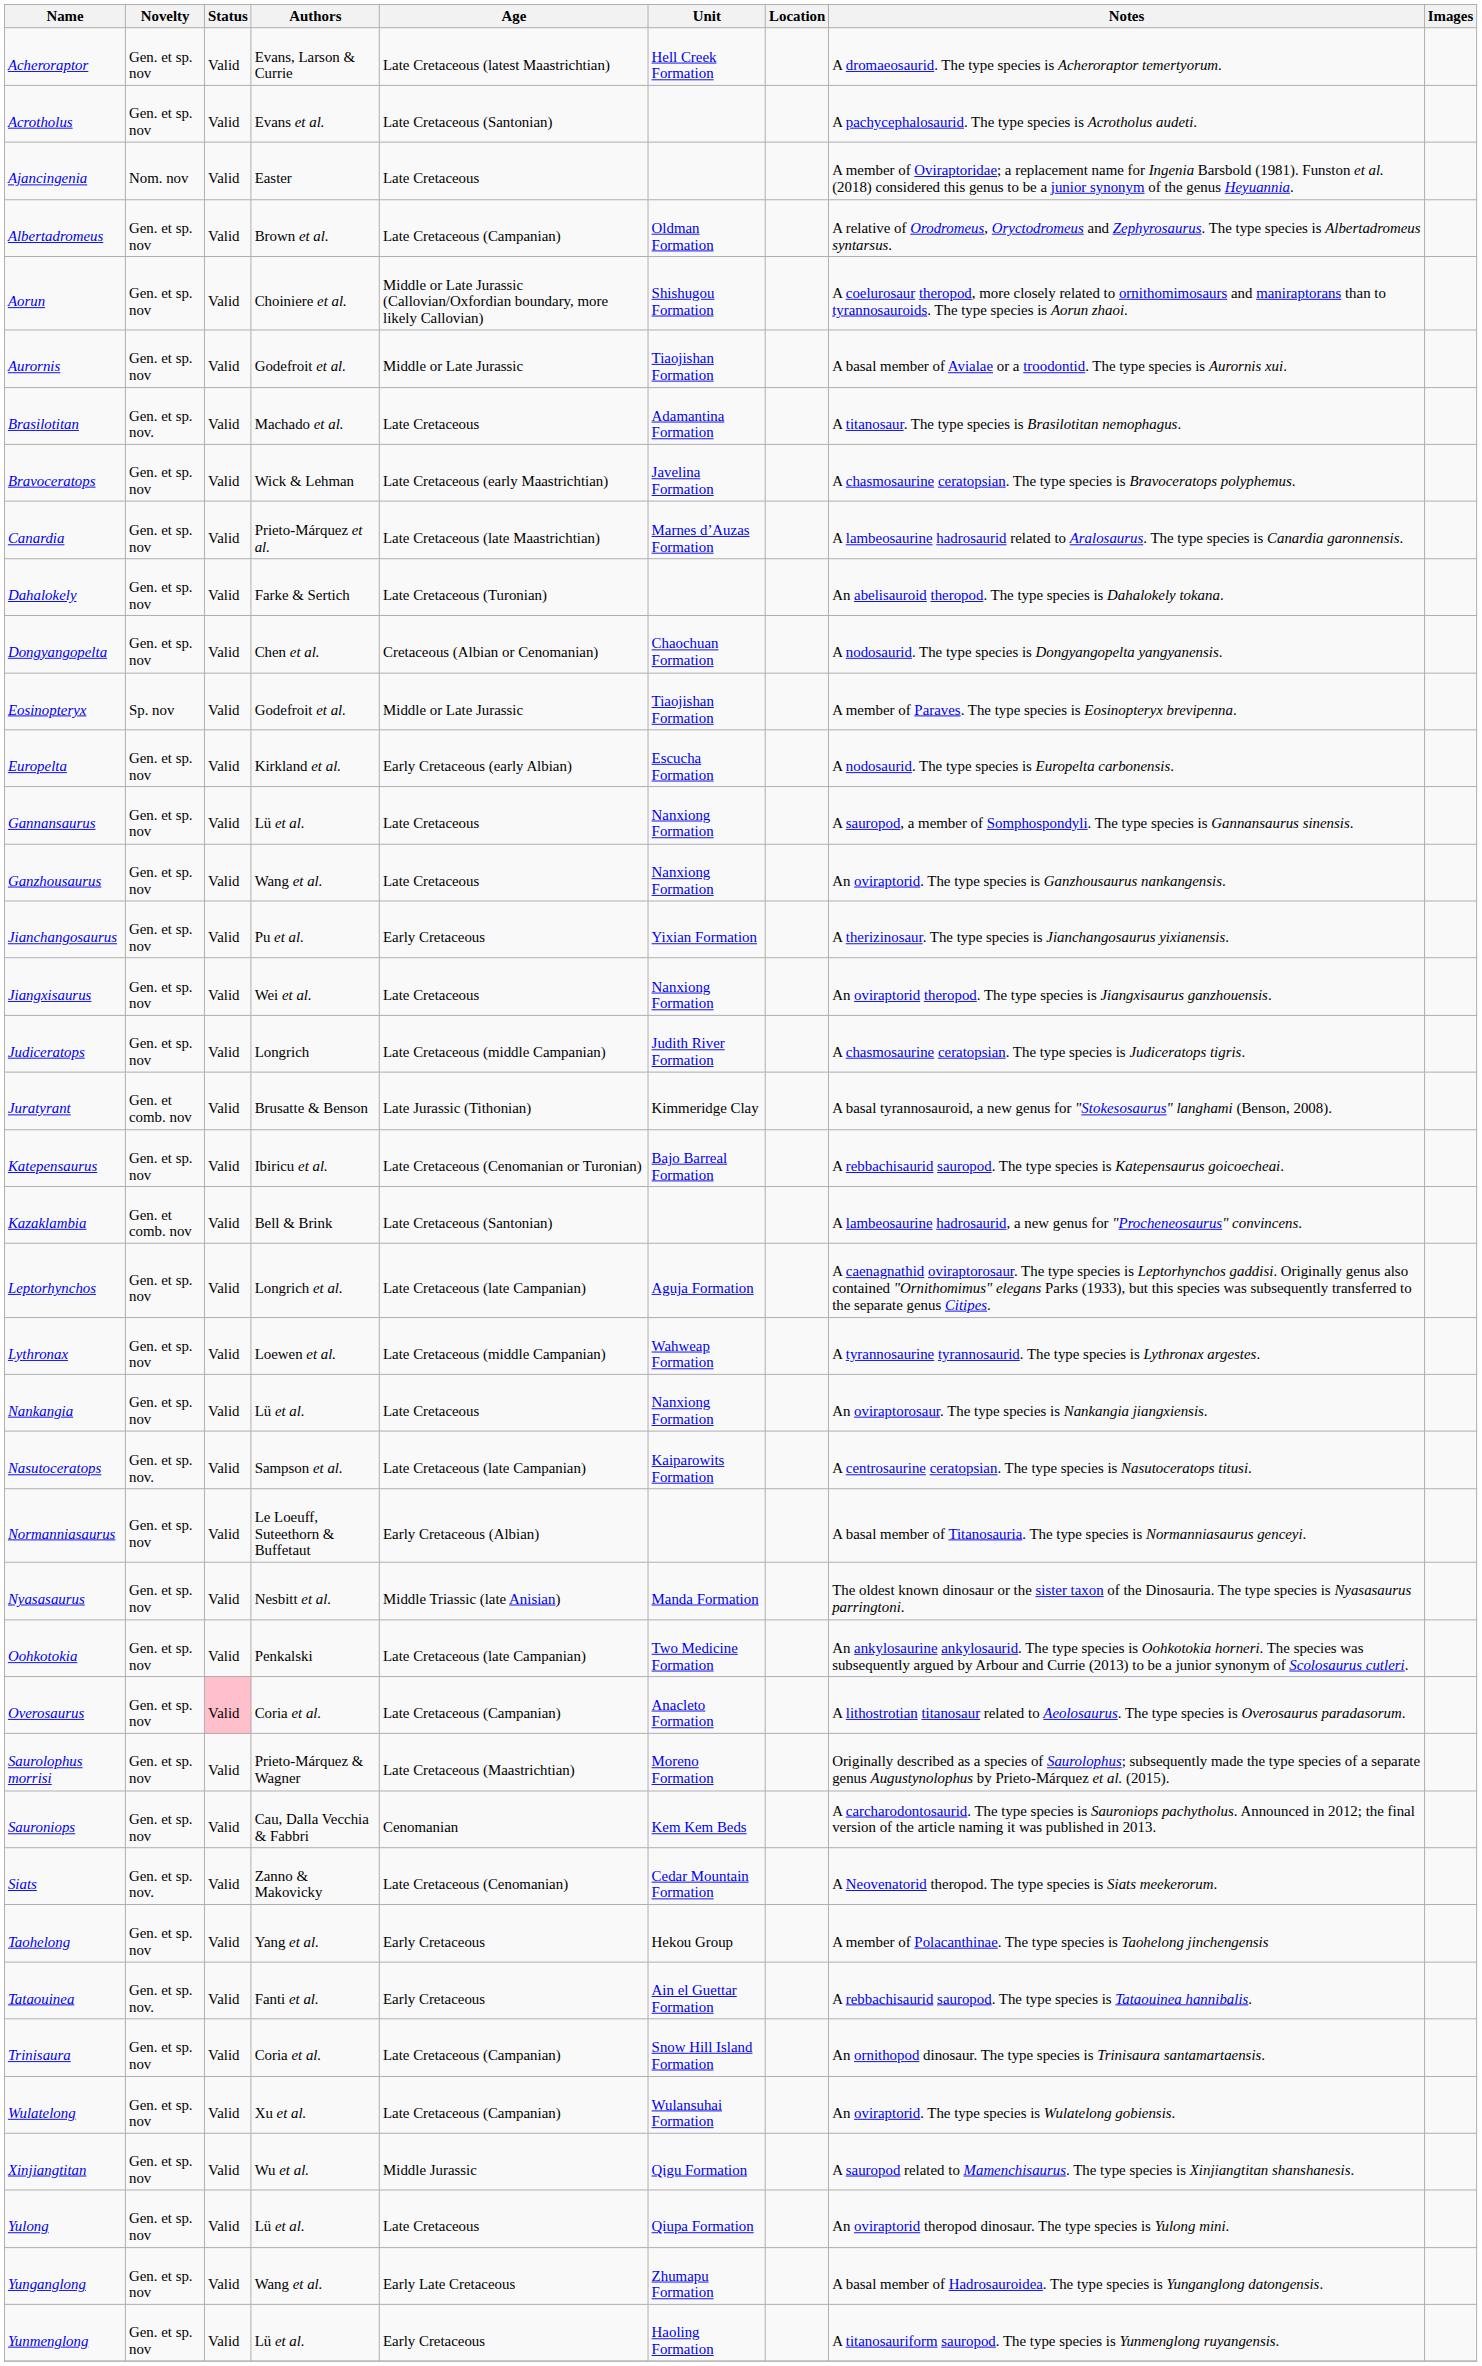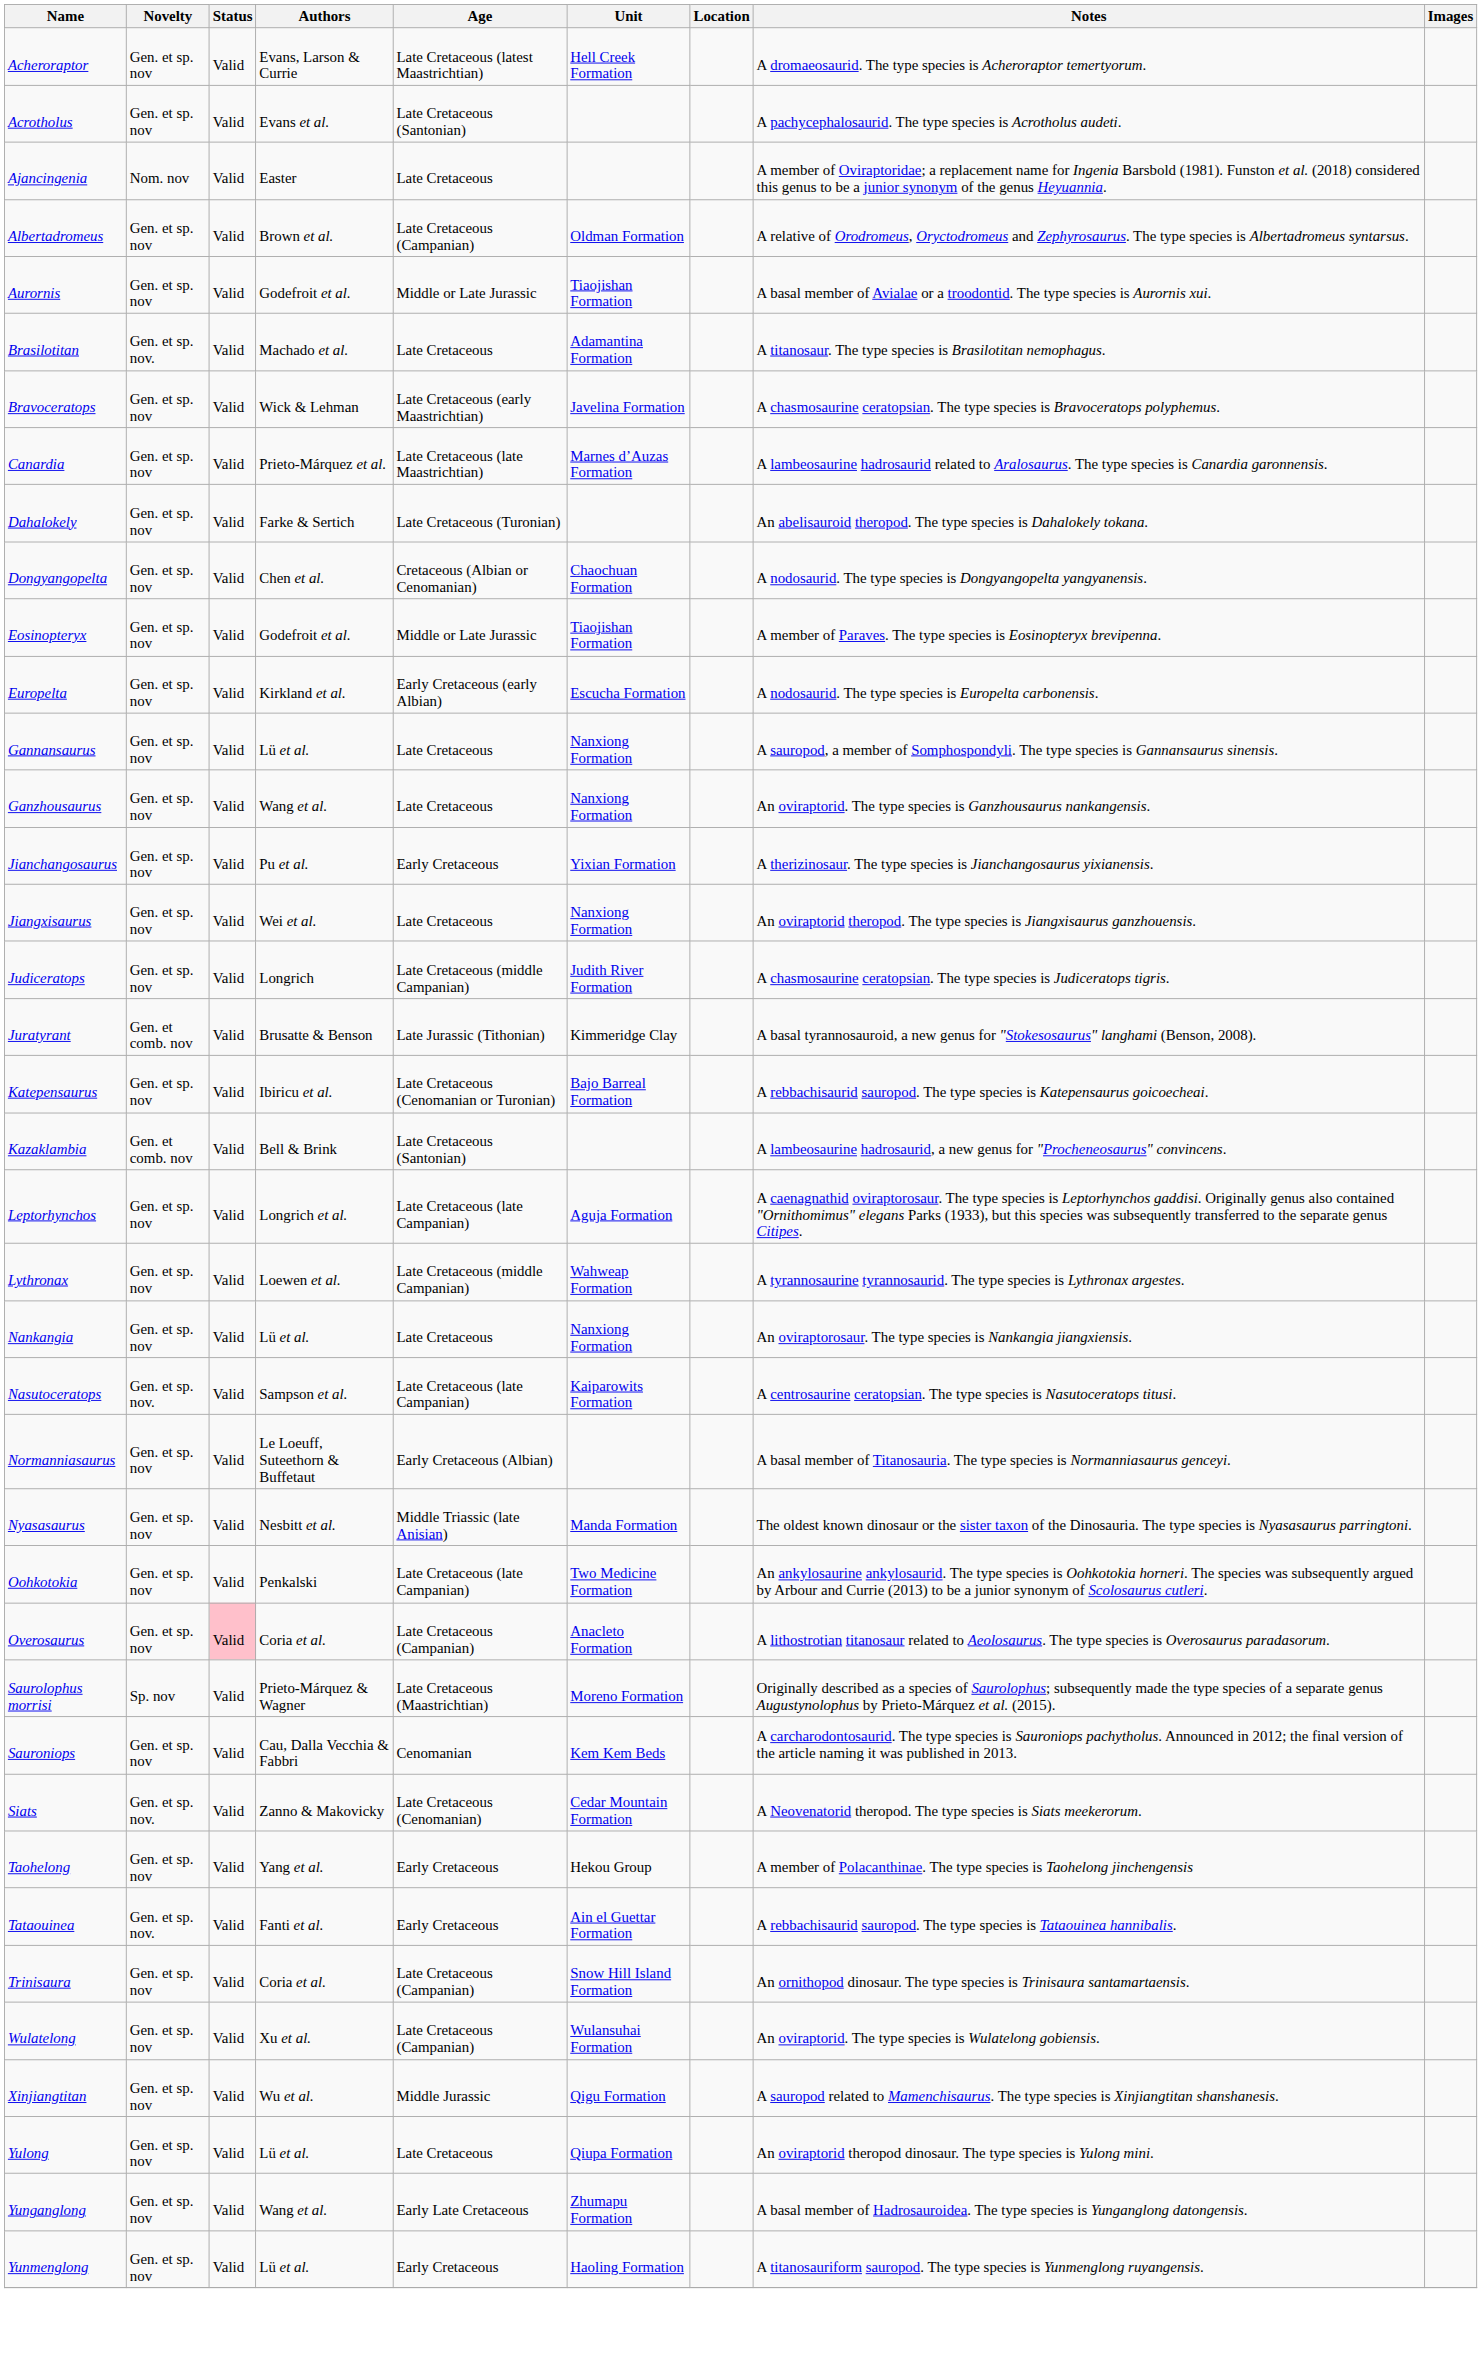- row: (26, 301)
(152, 709) Sp. nov -> (162, 635) Gen. et sp. nov
(161, 1770) Gen. et sp. nov -> (153, 1696) Sp. nov
